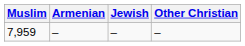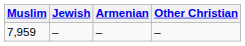columns swapped: (79, 13) <-> (130, 13)
